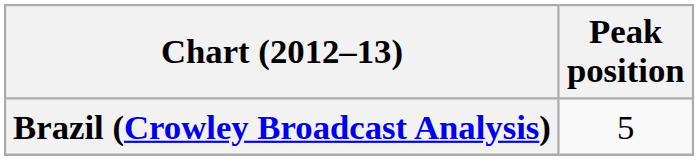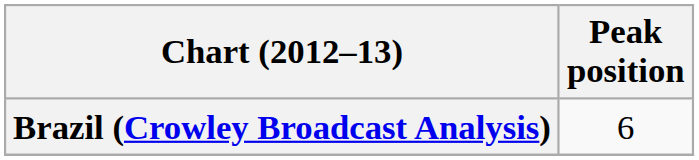(626, 126) 5 -> (626, 126) 6
